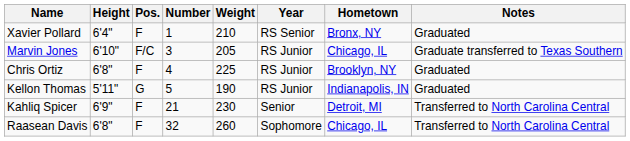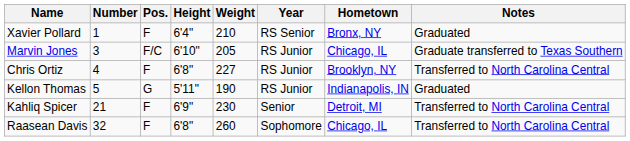columns swapped: (188, 13) <-> (111, 13)
(226, 70) 225 -> (226, 70) 227
(442, 70) Graduated -> (512, 70) Transferred to North Carolina Central
